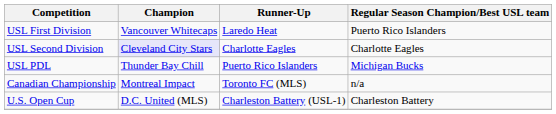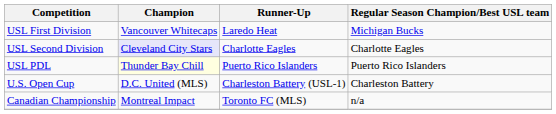(398, 30) Puerto Rico Islanders -> (387, 30) Michigan Bucks
(162, 65) no background -> (162, 65) lightyellow background
(387, 65) Michigan Bucks -> (398, 65) Puerto Rico Islanders
rows swapped: (41, 100) <-> (61, 83)
